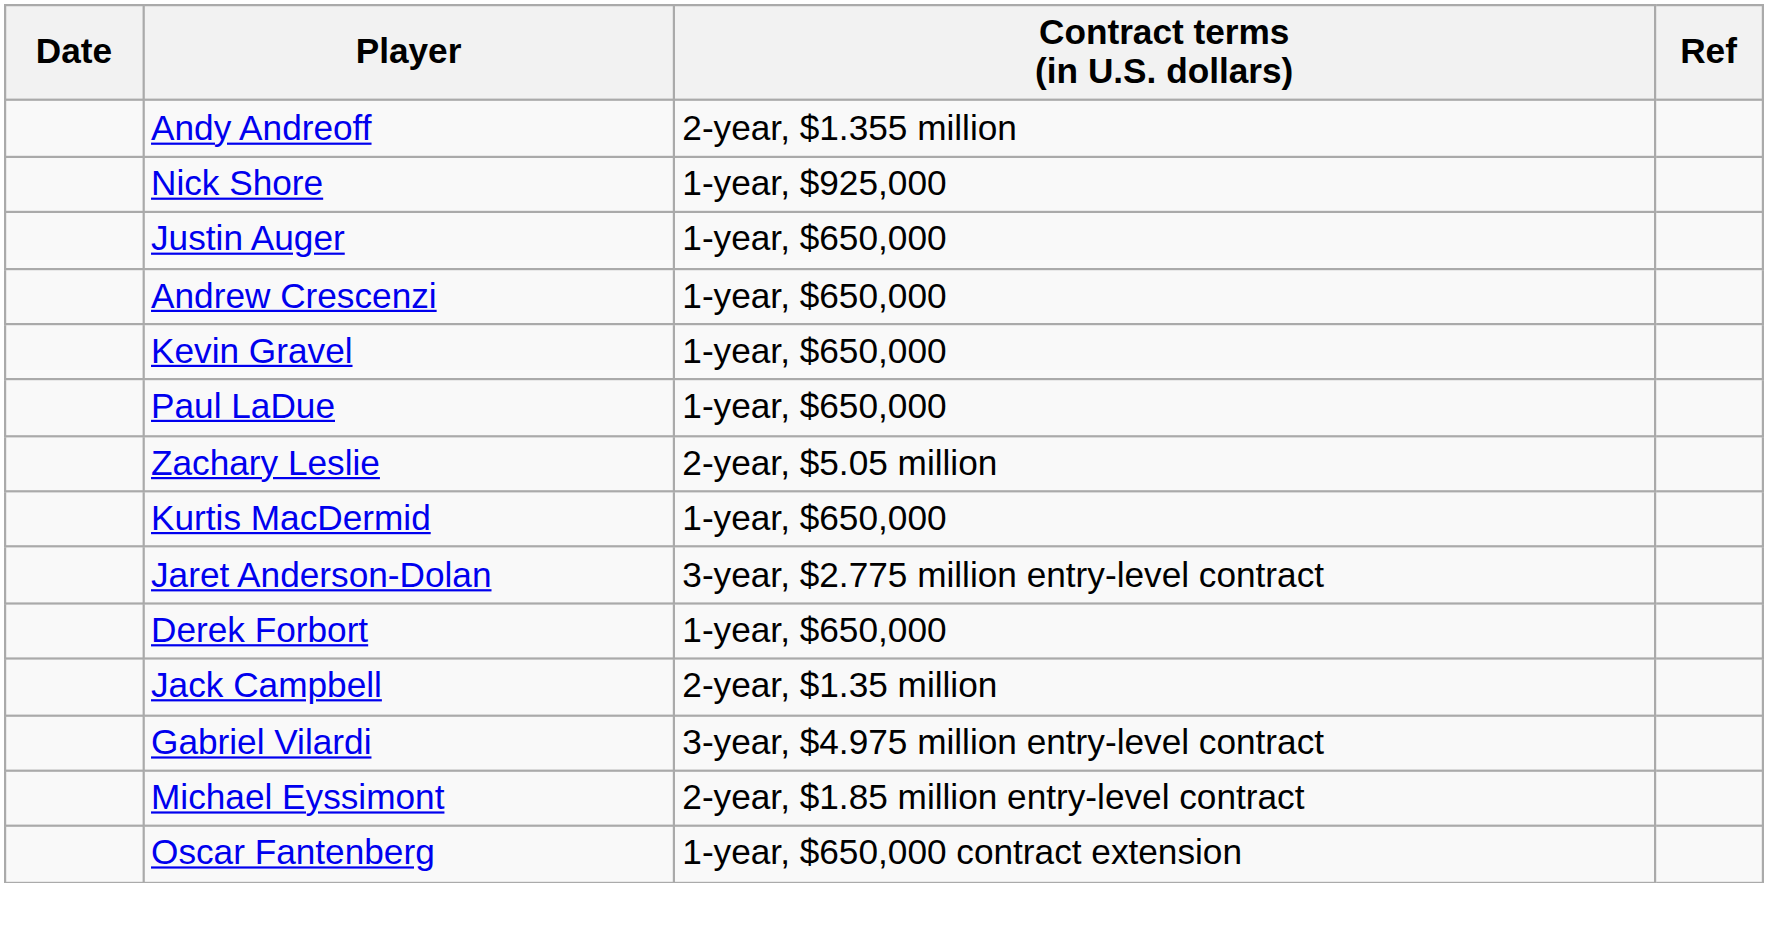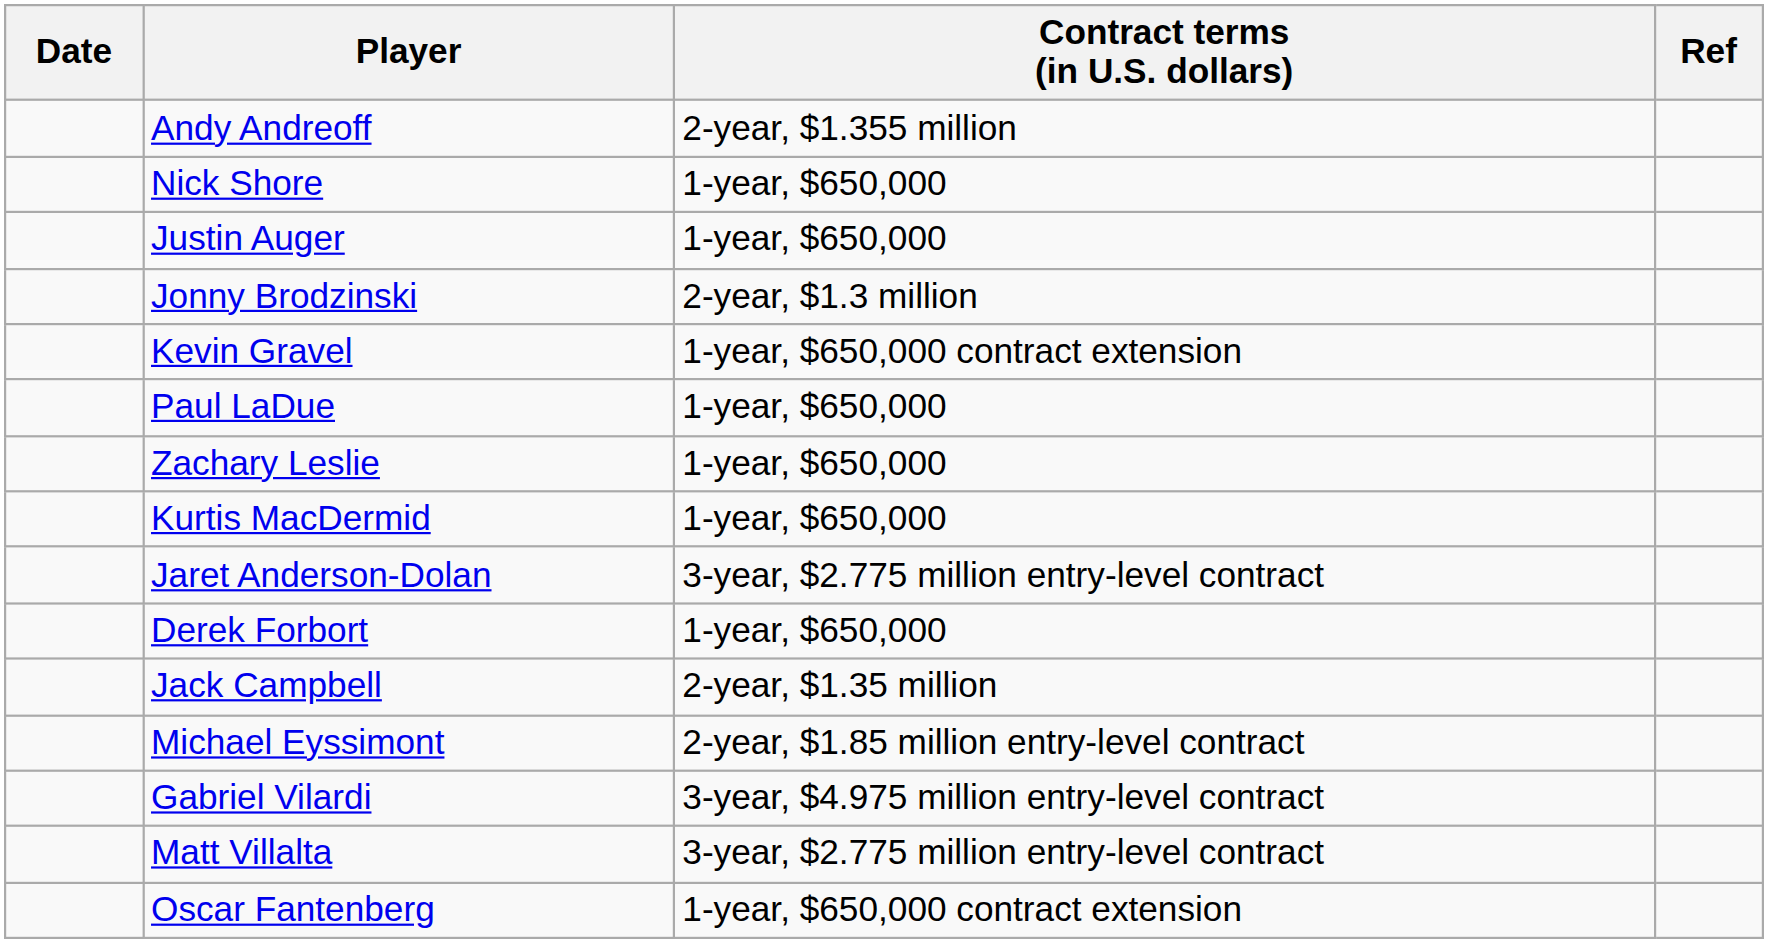(814, 183) 1-year, $925,000 -> (814, 183) 1-year, $650,000
+ row: (284, 295)
- row: (294, 295)
(814, 351) 1-year, $650,000 -> (962, 351) 1-year, $650,000 contract extension
(840, 462) 2-year, $5.05 million -> (814, 462) 1-year, $650,000
rows swapped: (261, 741) <-> (298, 797)
+ row: (242, 853)
